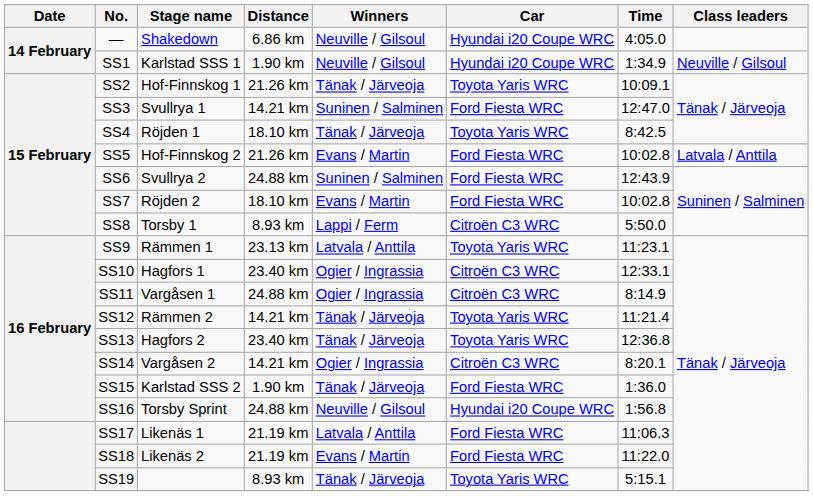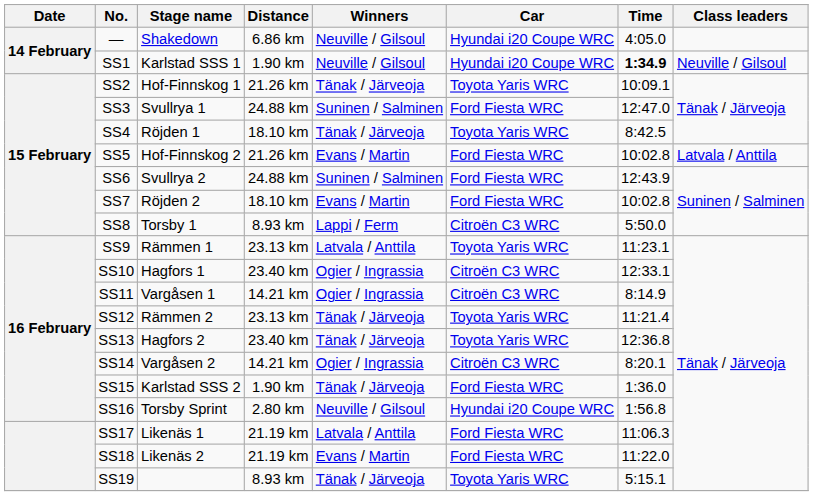(646, 62) normal -> (646, 62) bold
(278, 108) 14.21 km -> (278, 108) 24.88 km
(278, 294) 24.88 km -> (278, 294) 14.21 km
(278, 317) 14.21 km -> (278, 317) 23.13 km
(278, 409) 24.88 km -> (278, 409) 2.80 km
